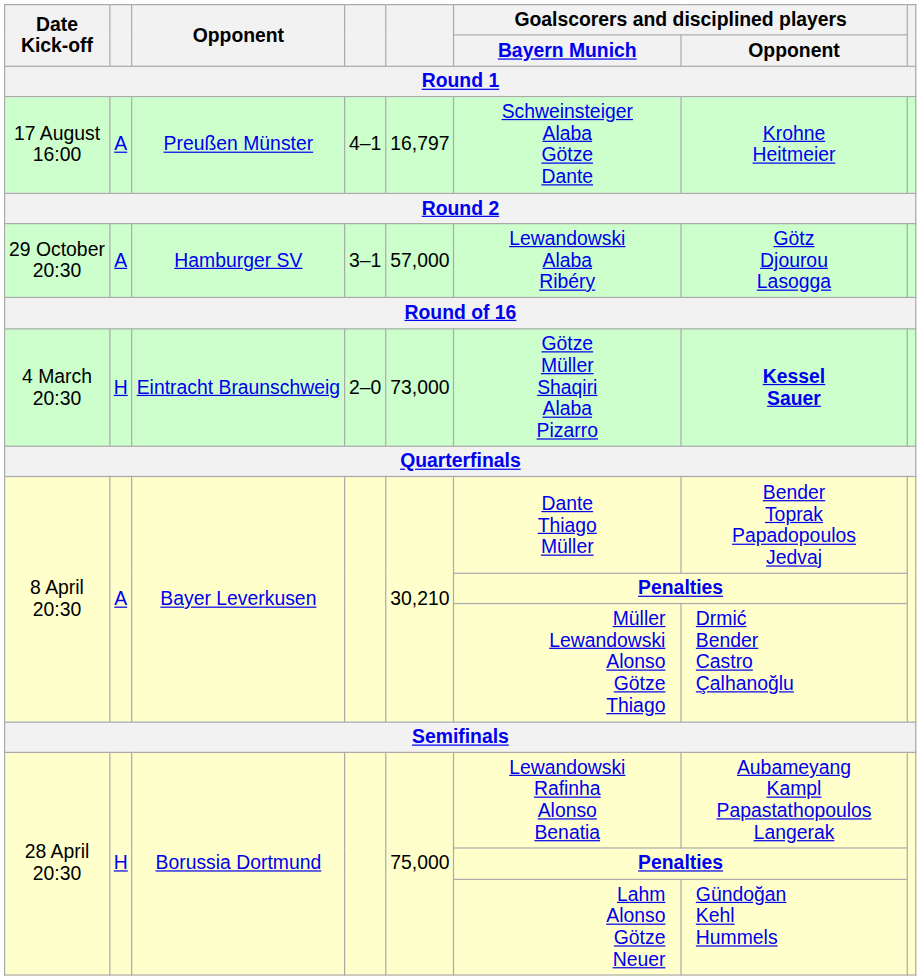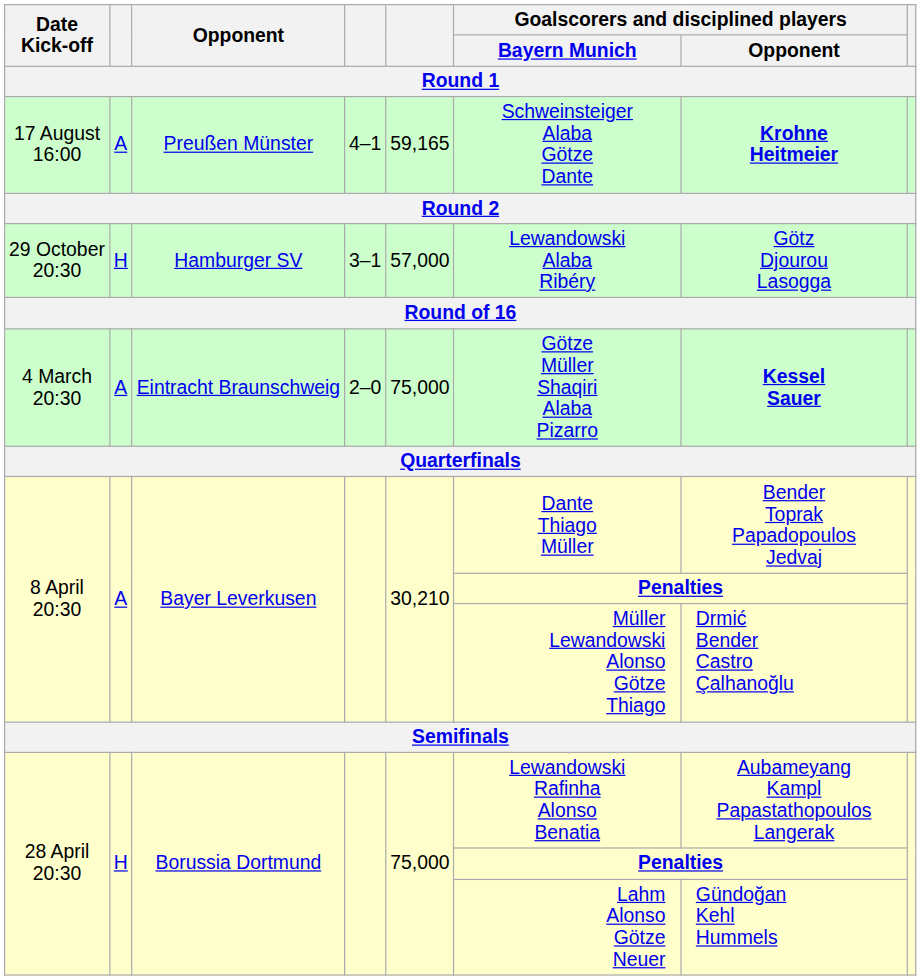(420, 144) 16,797 -> (420, 144) 59,165
(794, 144) normal -> (794, 144) bold
(121, 260) A -> (121, 260) H
(121, 387) H -> (121, 387) A
(420, 387) 73,000 -> (420, 387) 75,000
